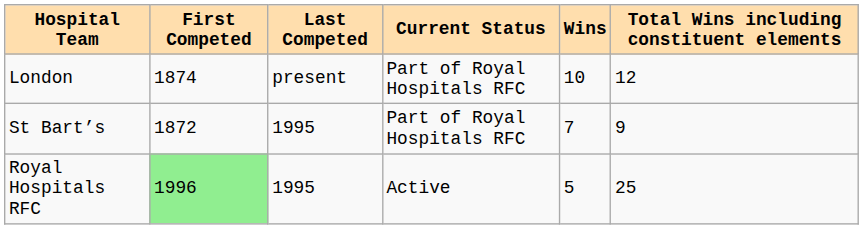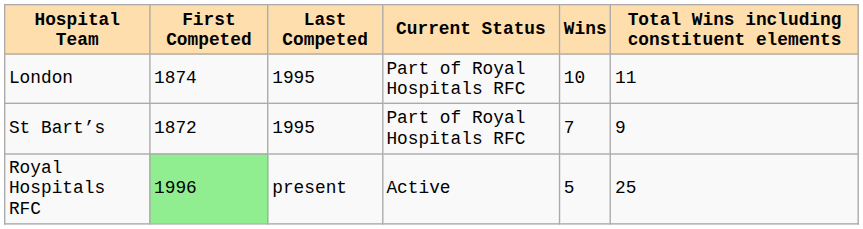(310, 79) present -> (294, 79) 1995
(626, 79) 12 -> (626, 79) 11
(294, 188) 1995 -> (310, 188) present
